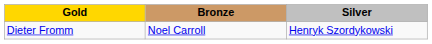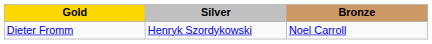columns swapped: (357, 13) <-> (216, 13)
